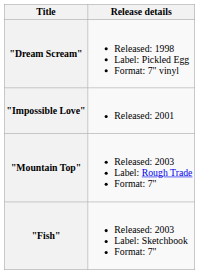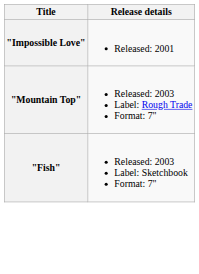- row: (46, 53)
